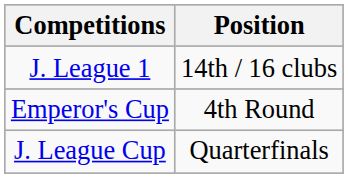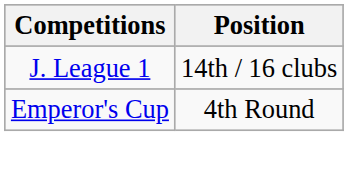- row: (90, 151)
